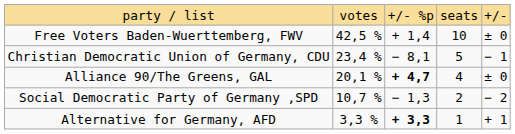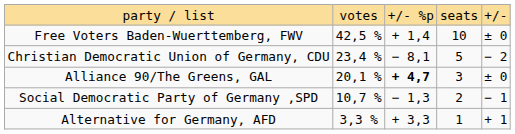(496, 56) − 1 -> (496, 56) − 2
(459, 77) 4 -> (459, 77) 3
(496, 98) − 2 -> (496, 98) − 1
(411, 119) bold -> (411, 119) normal
